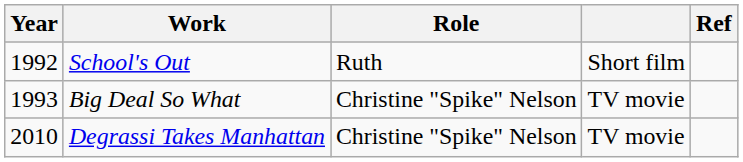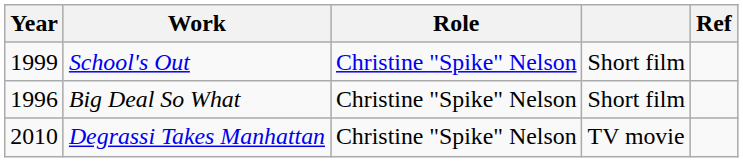(34, 61) 1992 -> (34, 61) 1999
(359, 61) Ruth -> (456, 61) Christine "Spike" Nelson
(34, 99) 1993 -> (34, 99) 1996
(636, 99) TV movie -> (636, 99) Short film
